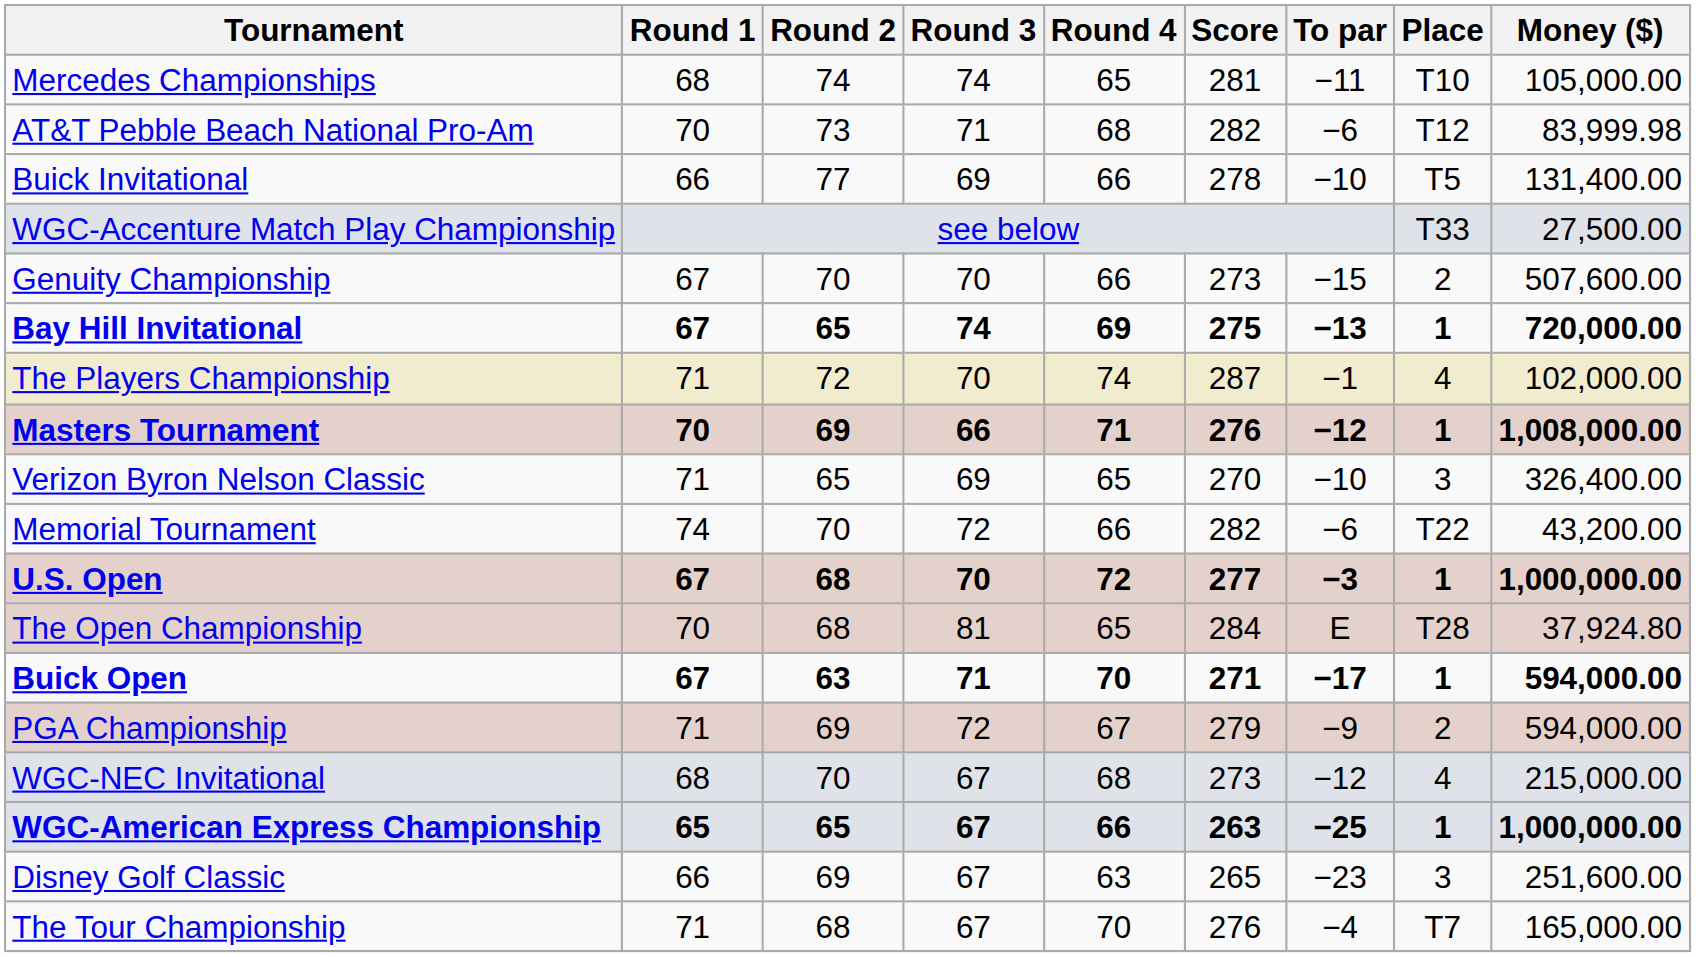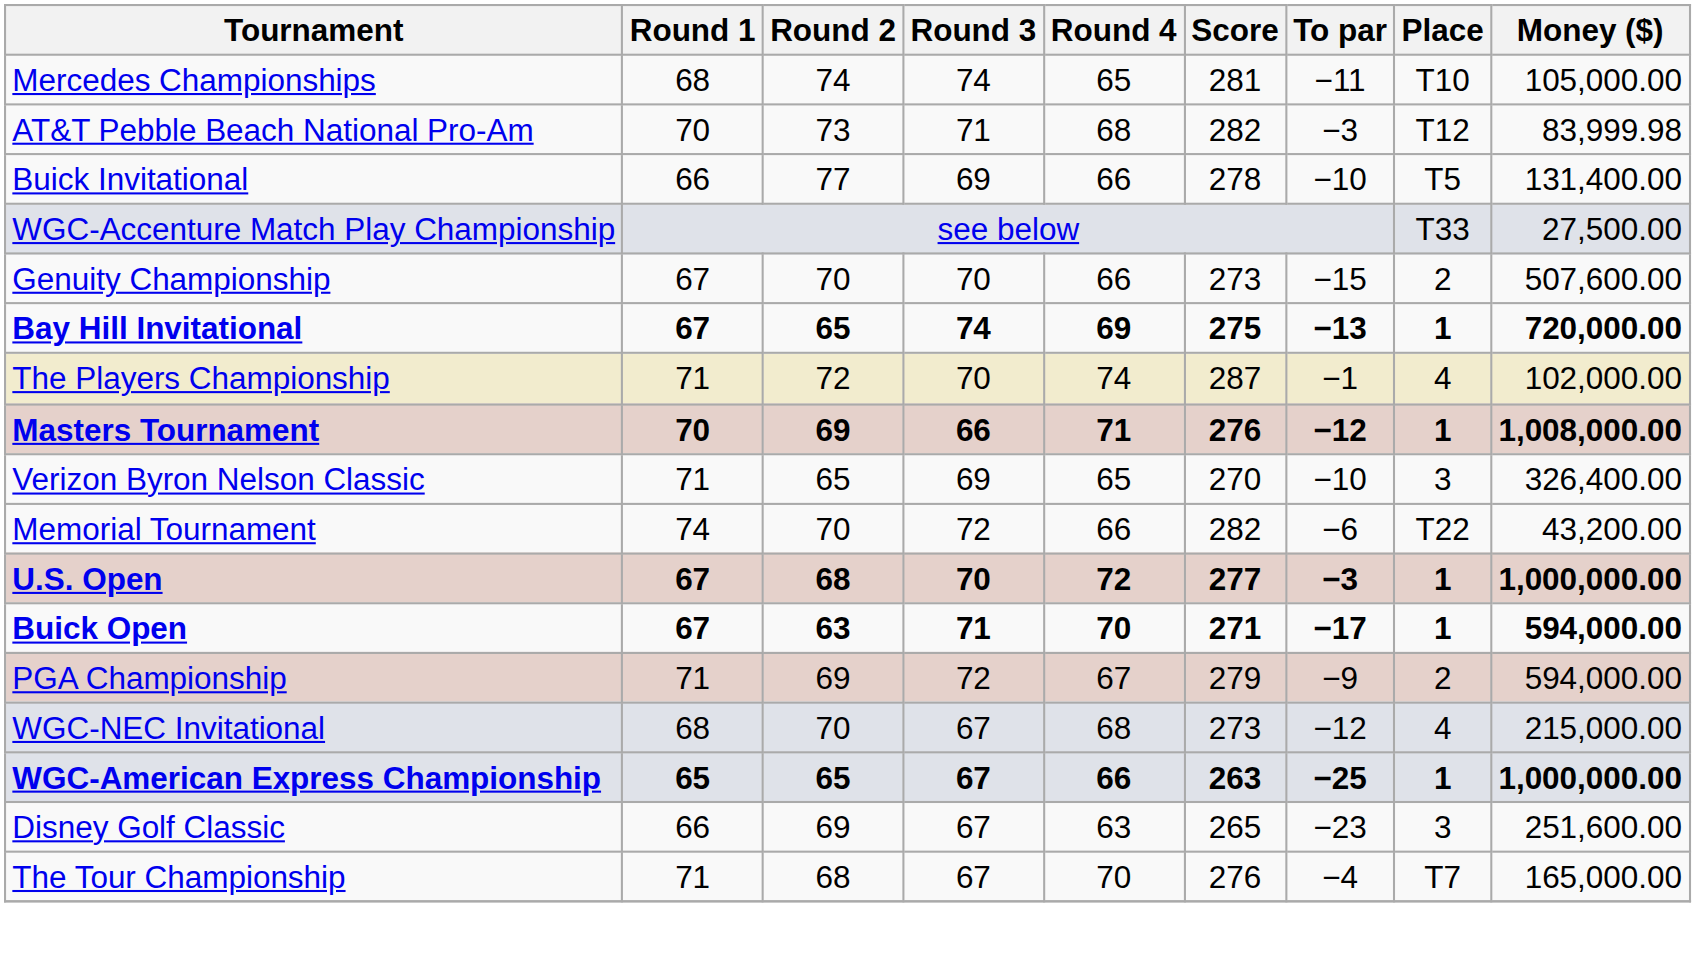(1340, 130) −6 -> (1340, 130) −3
- row: (187, 628)
